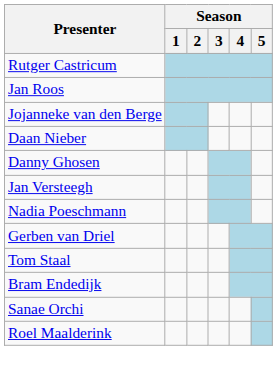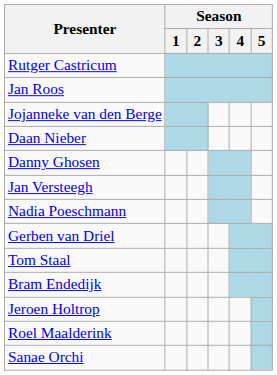+ row: (54, 308)
rows swapped: (60, 333) <-> (46, 308)
